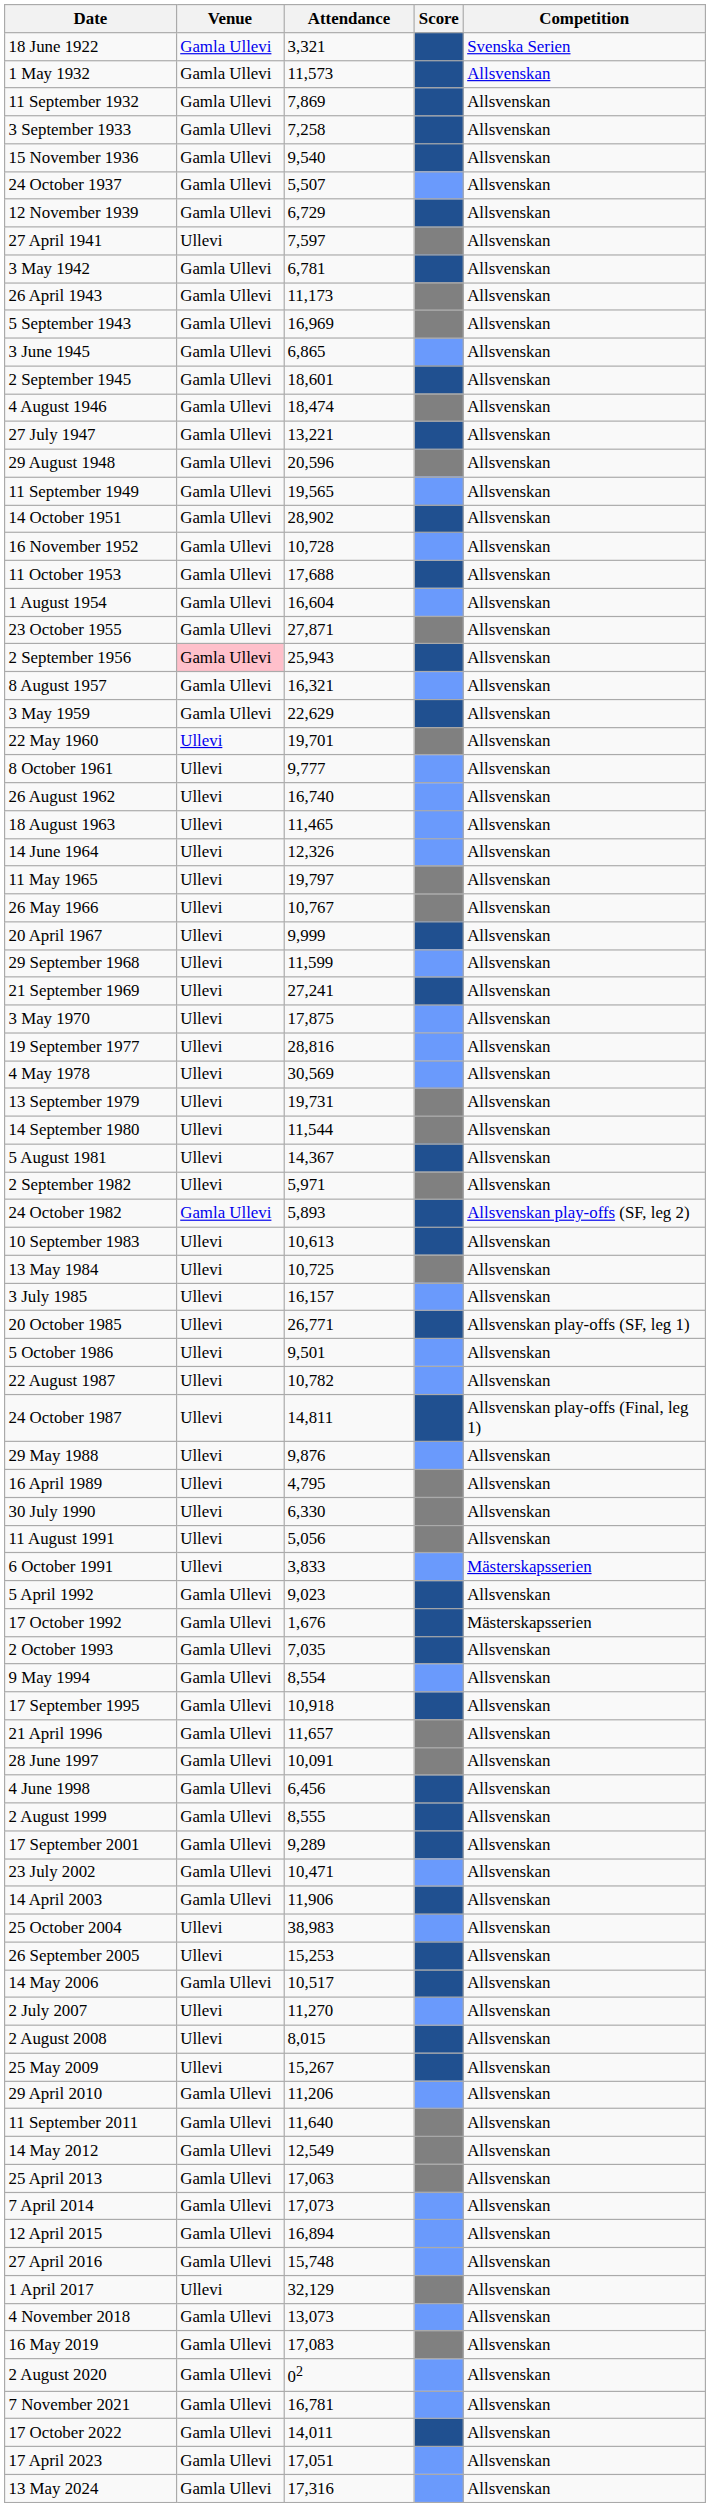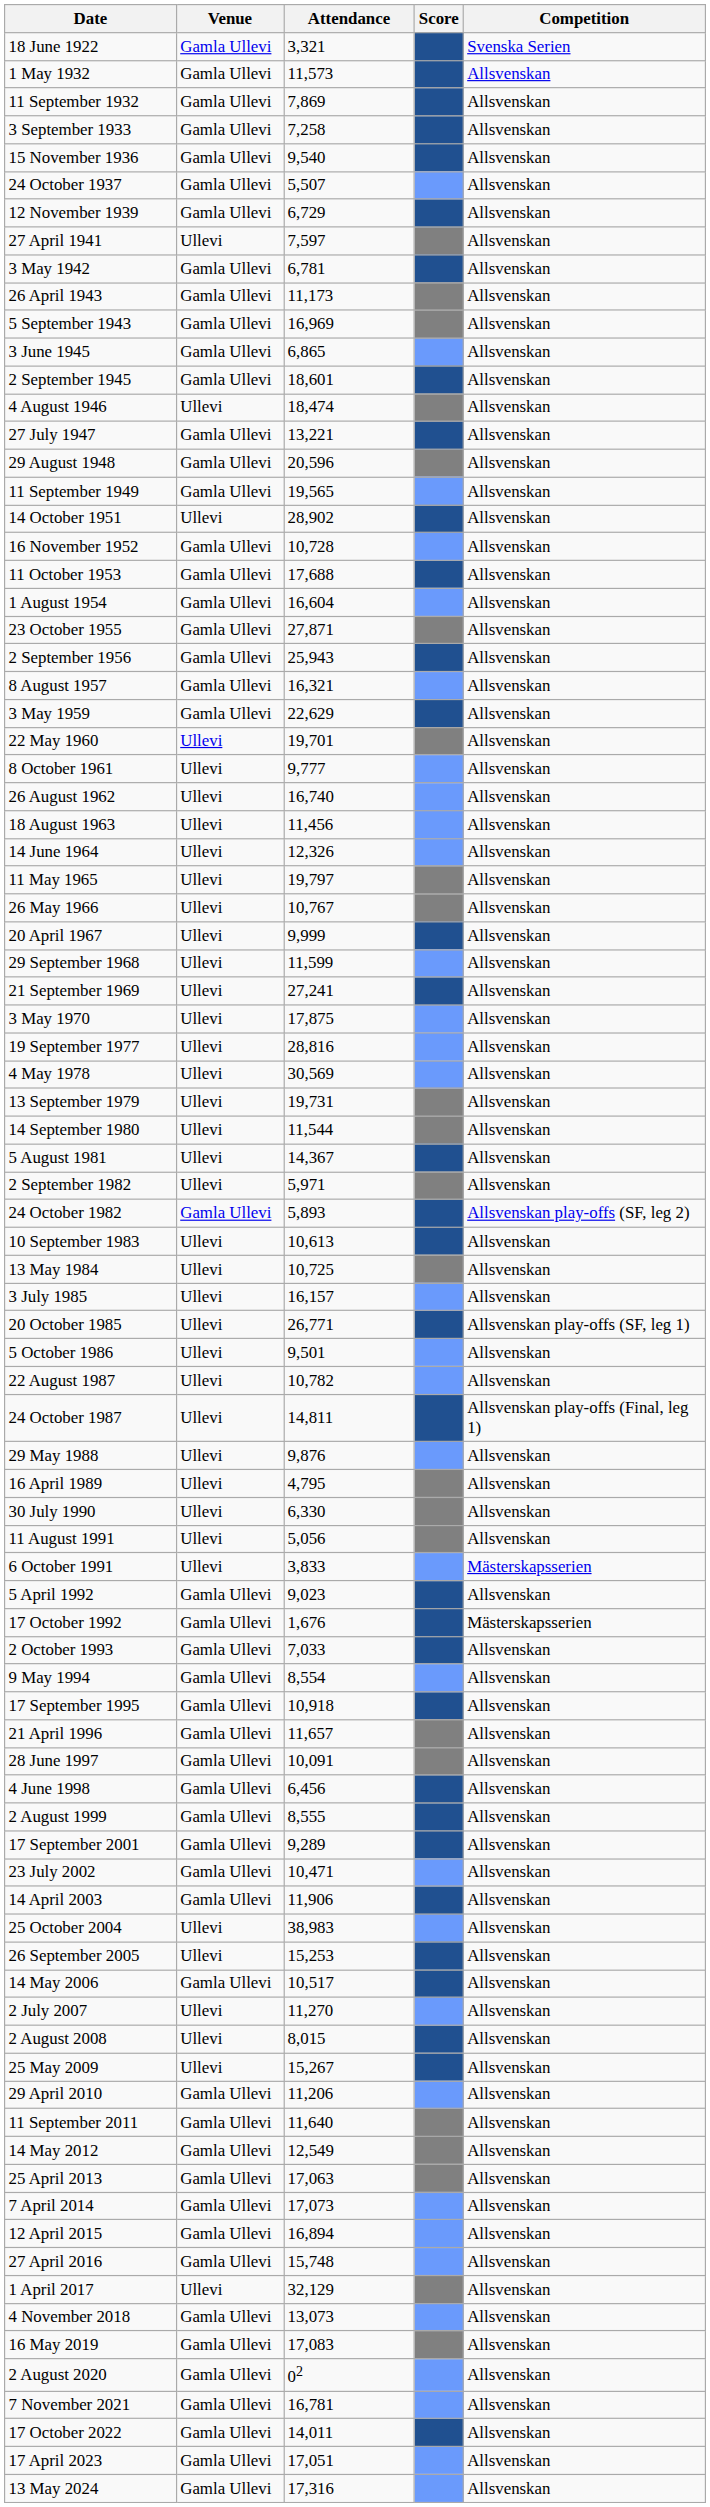(226, 407) Gamla Ullevi -> (201, 407) Ullevi
(226, 518) Gamla Ullevi -> (201, 518) Ullevi
(226, 657) pink background -> (226, 657) no background
(310, 824) 11,465 -> (310, 824) 11,456
(307, 1650) 7,035 -> (307, 1650) 7,033
